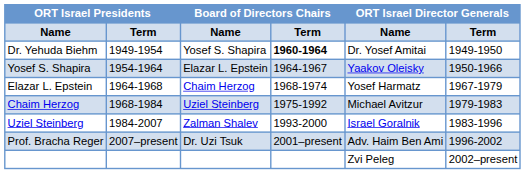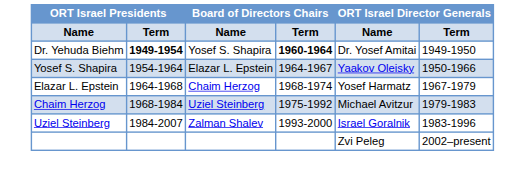(136, 50) normal -> (156, 50) bold
- row: (55, 141)
